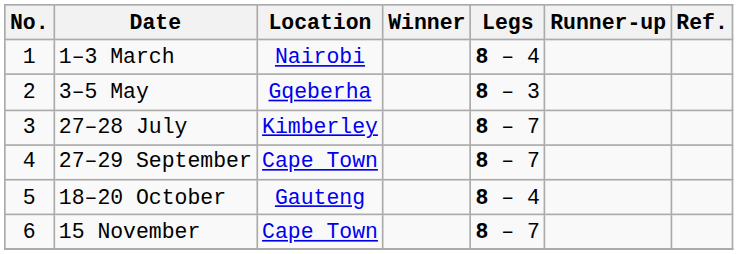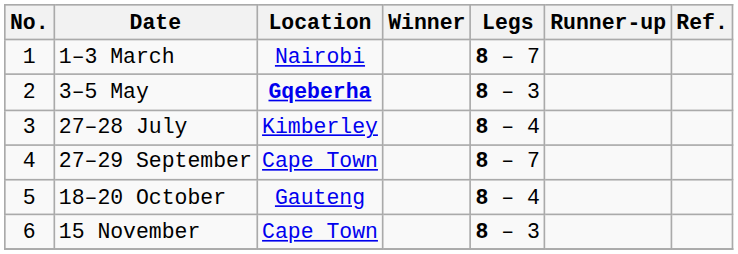(508, 57) 8 – 4 -> (508, 57) 8 – 7
(320, 92) normal -> (320, 92) bold
(508, 127) 8 – 7 -> (508, 127) 8 – 4
(508, 232) 8 – 7 -> (508, 232) 8 – 3
